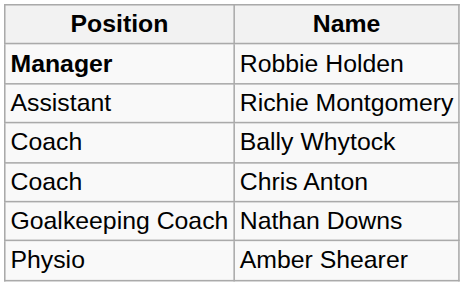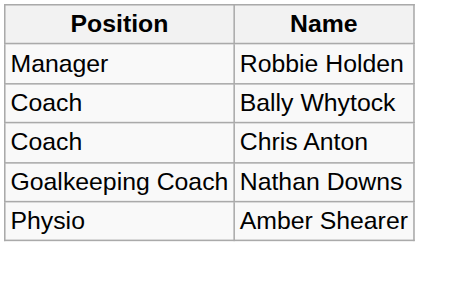(61, 63) bold -> (59, 63) normal
- row: (347, 102)
